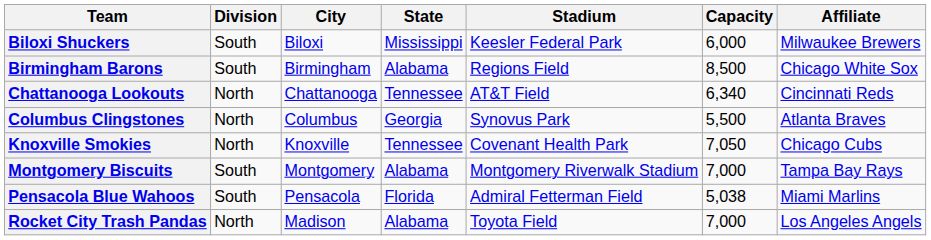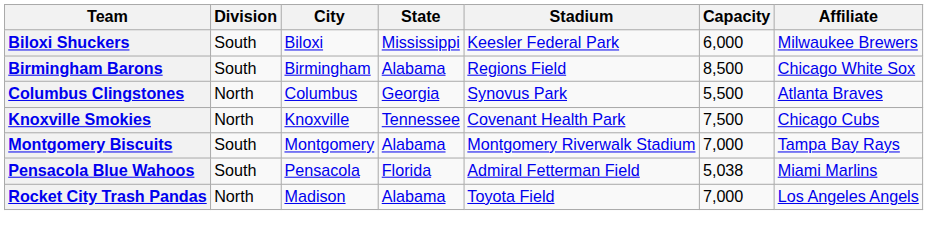- row: (96, 94)
(726, 145) 7,050 -> (723, 119) 7,500
